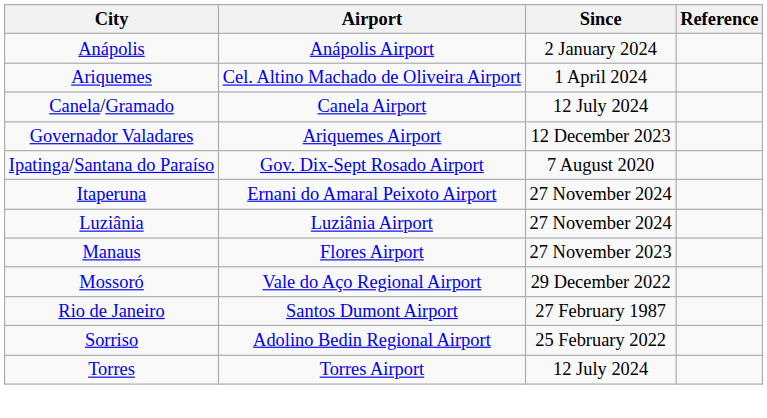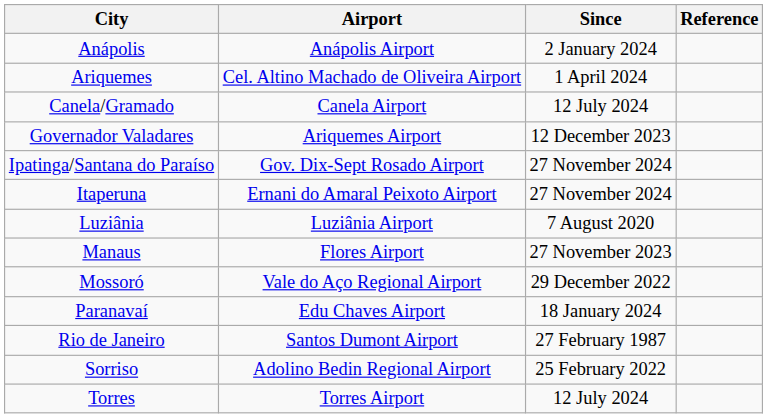(601, 164) 7 August 2020 -> (601, 164) 27 November 2024
(601, 223) 27 November 2024 -> (601, 223) 7 August 2020
+ row: (112, 310)
